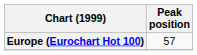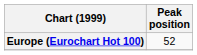(169, 41) 57 -> (169, 41) 52
